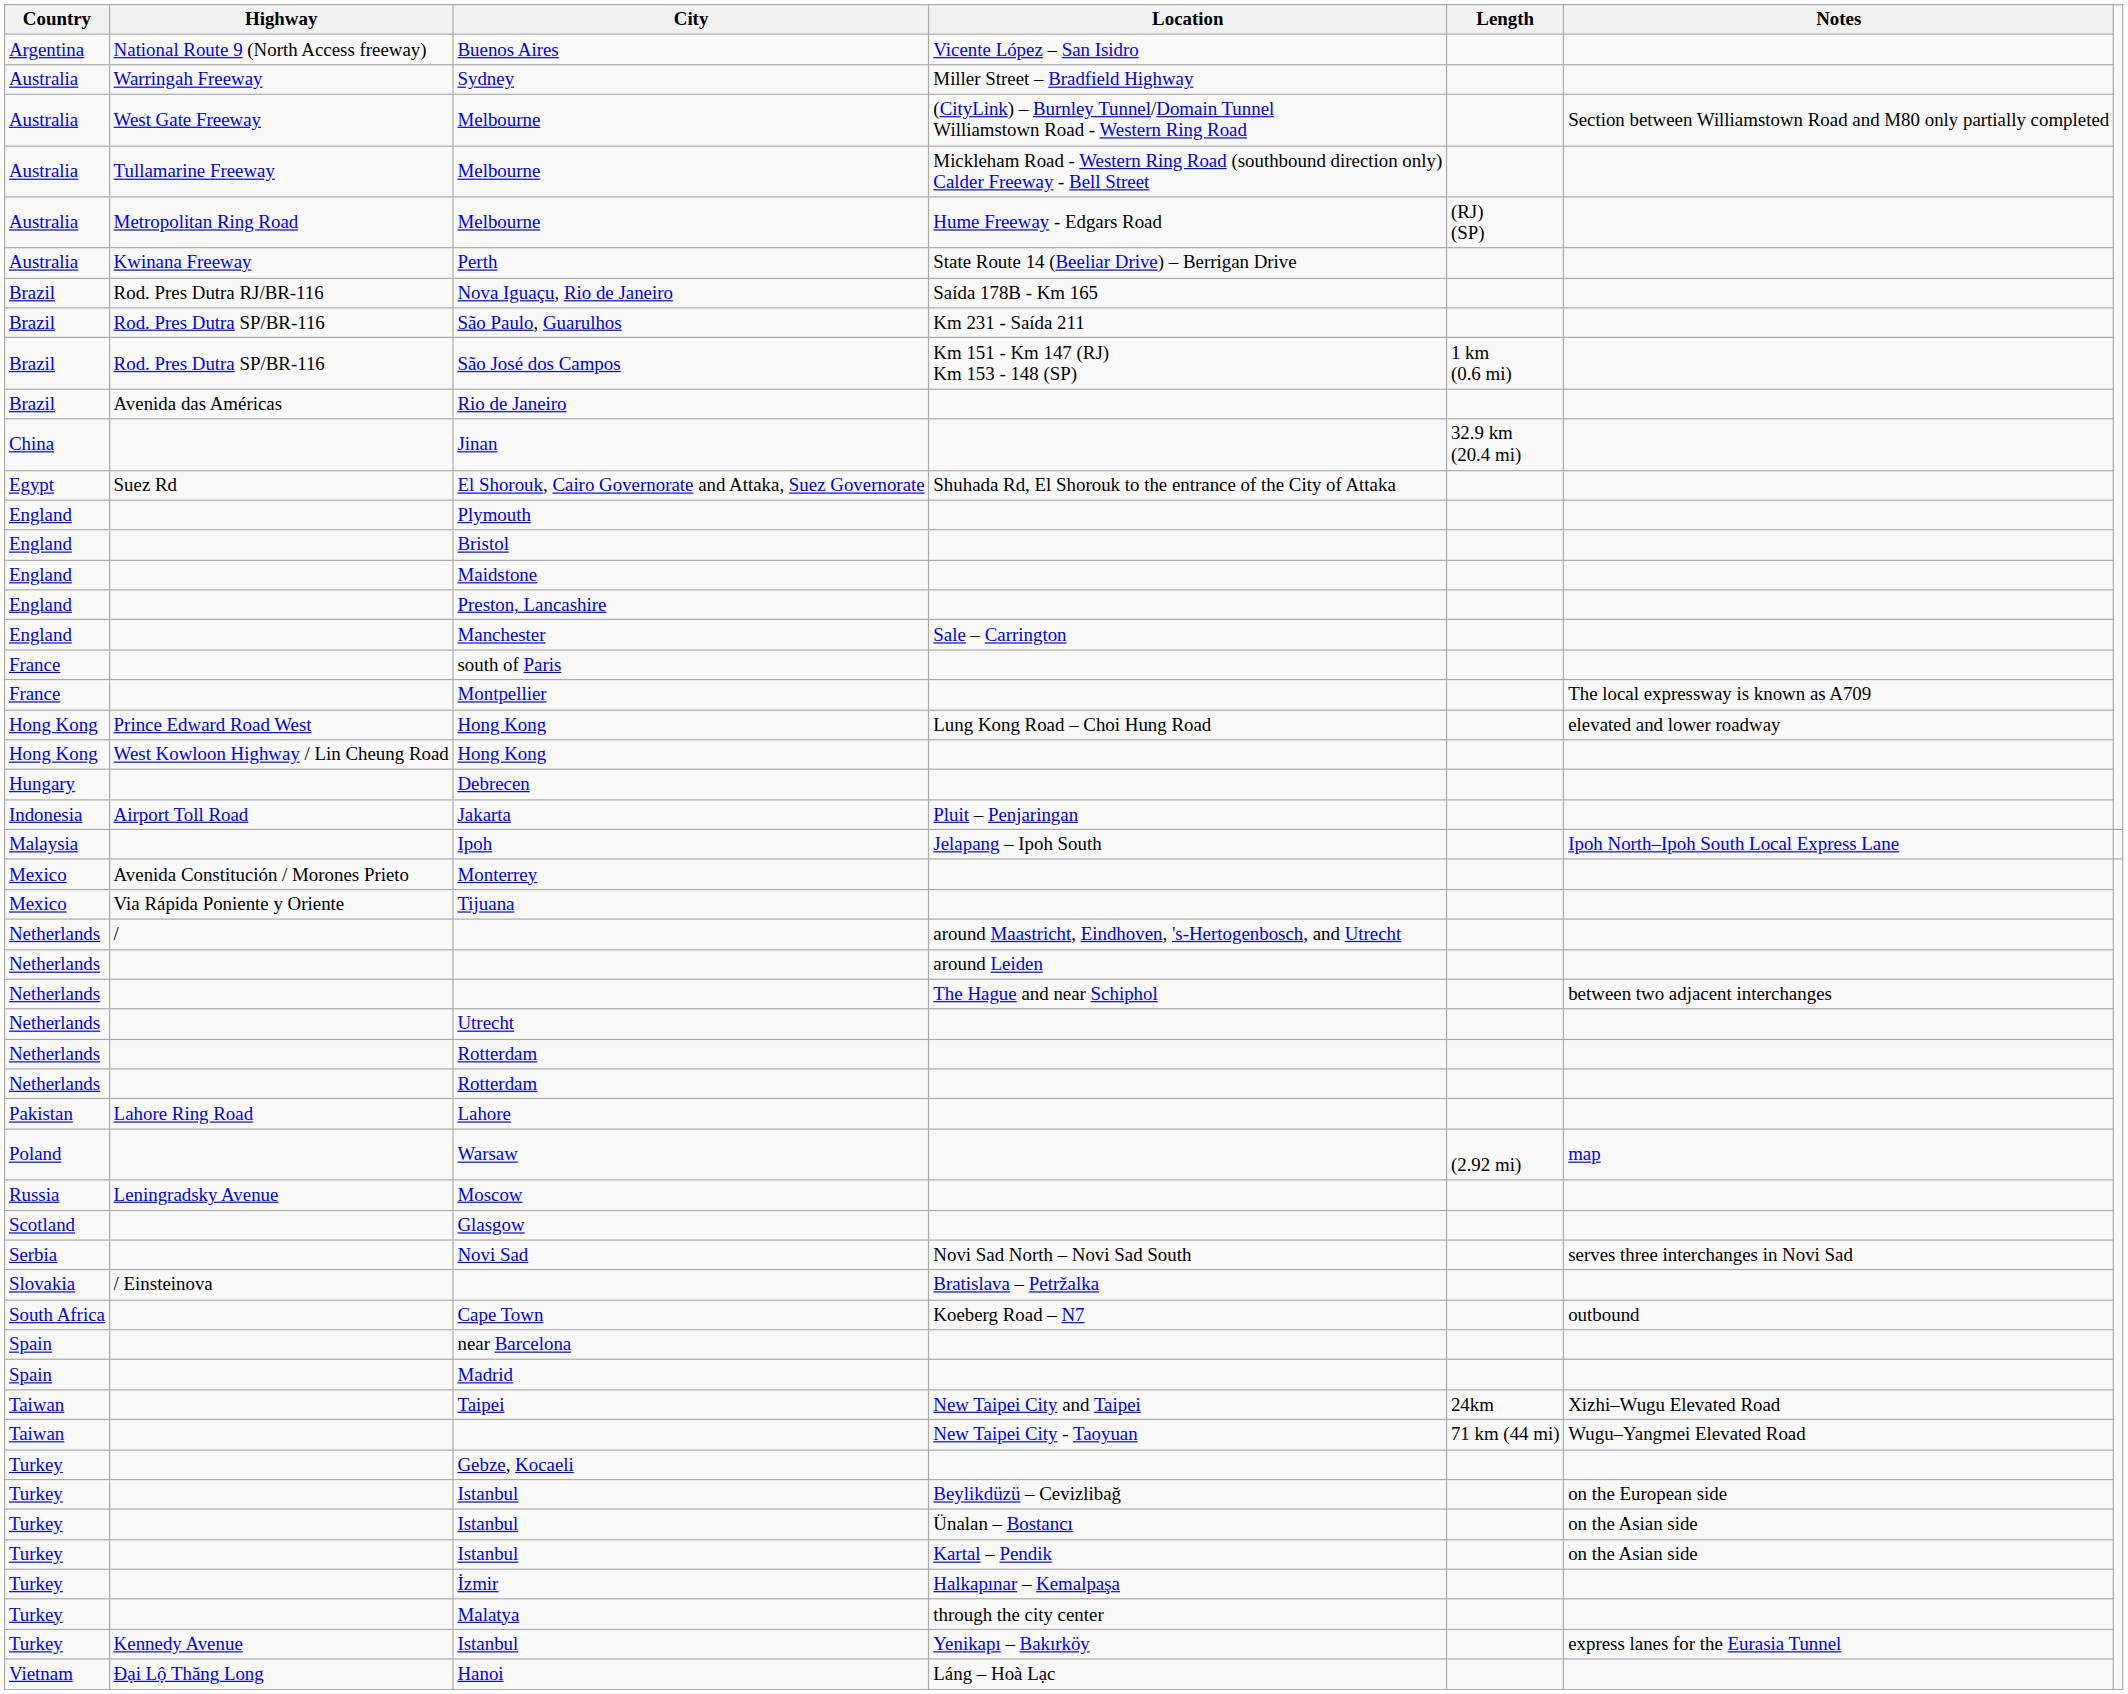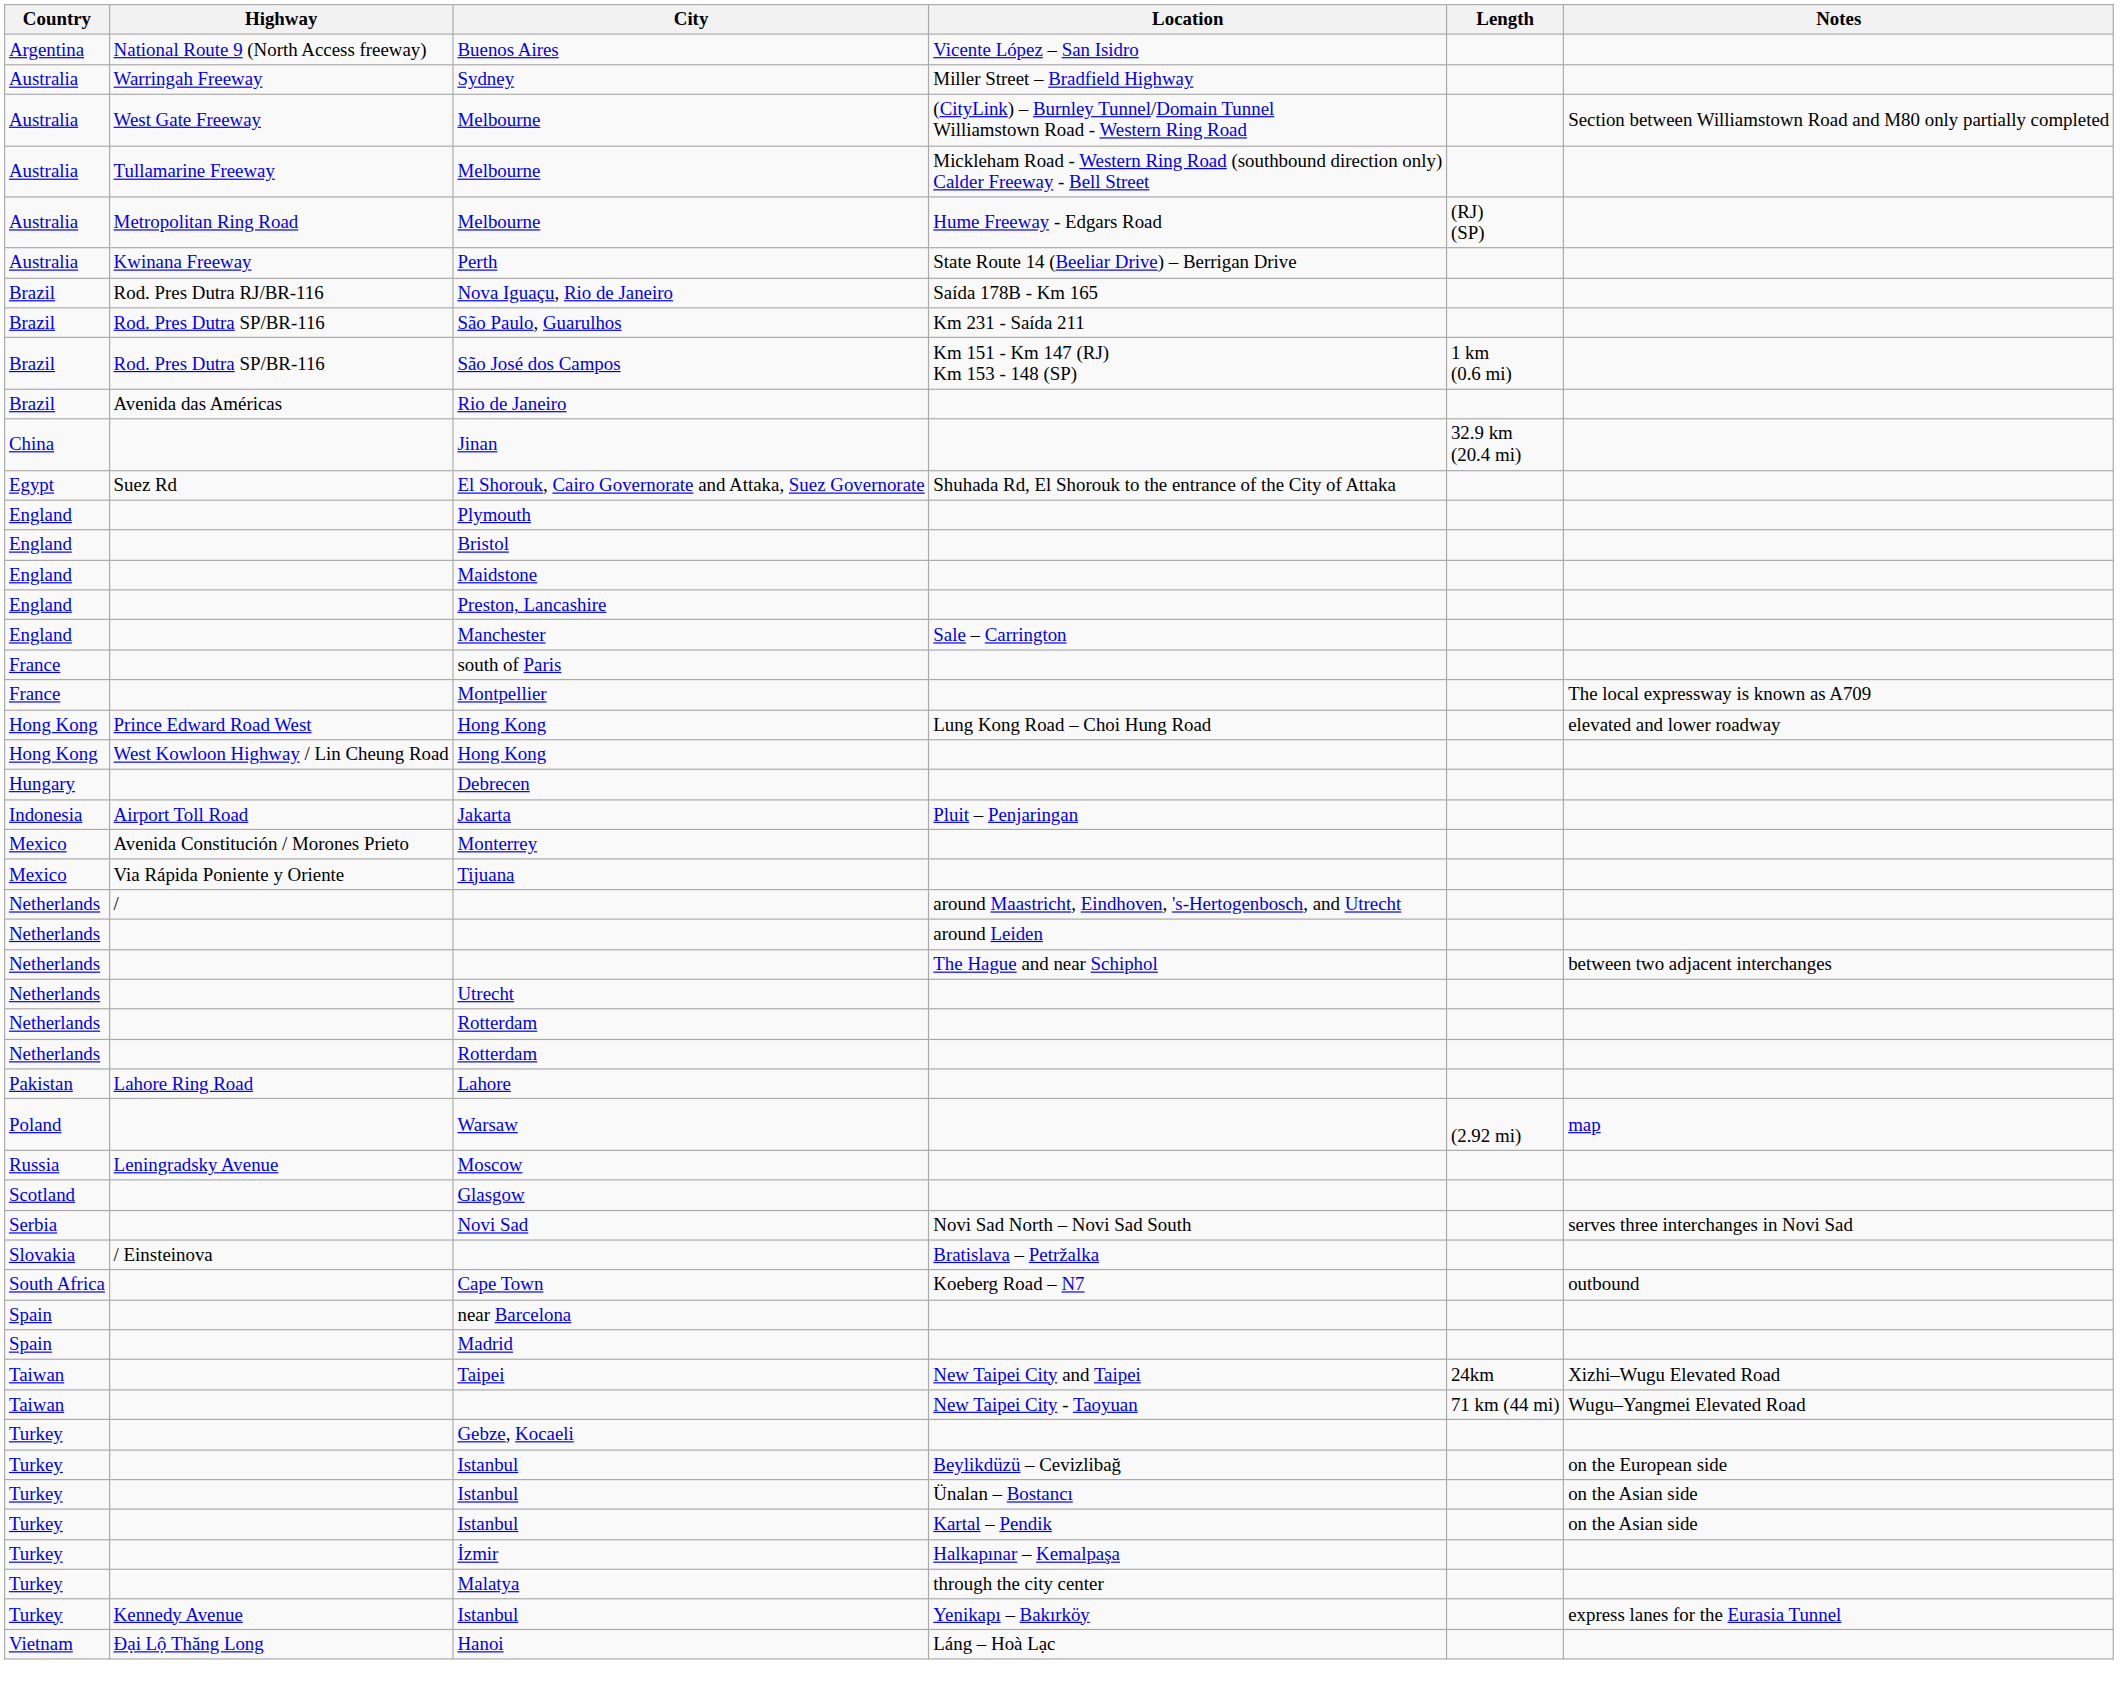- row: (475, 844)
